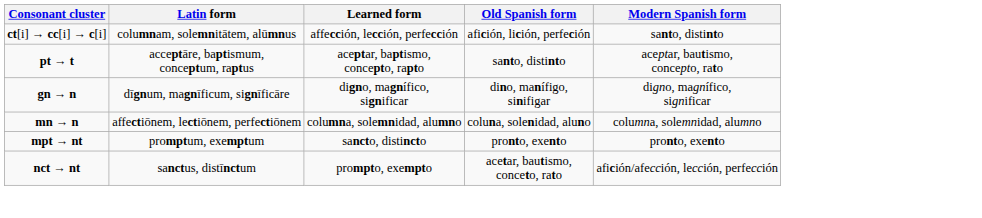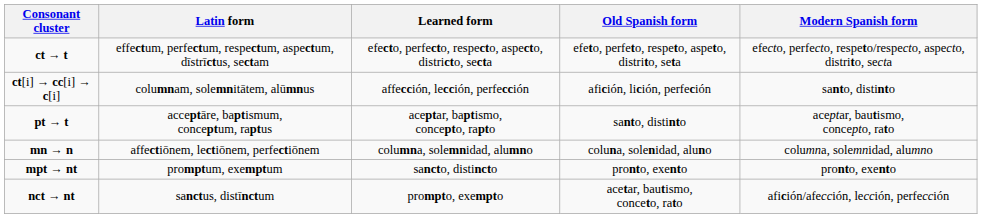+ row: (51, 55)
- row: (57, 94)
